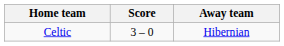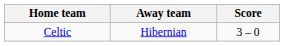columns swapped: (142, 13) <-> (226, 13)
